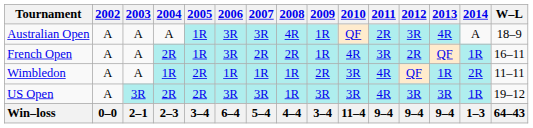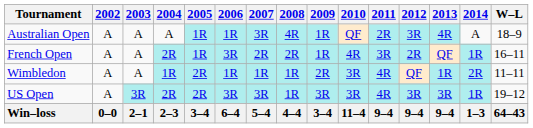(230, 34) 3R -> (230, 34) 1R
